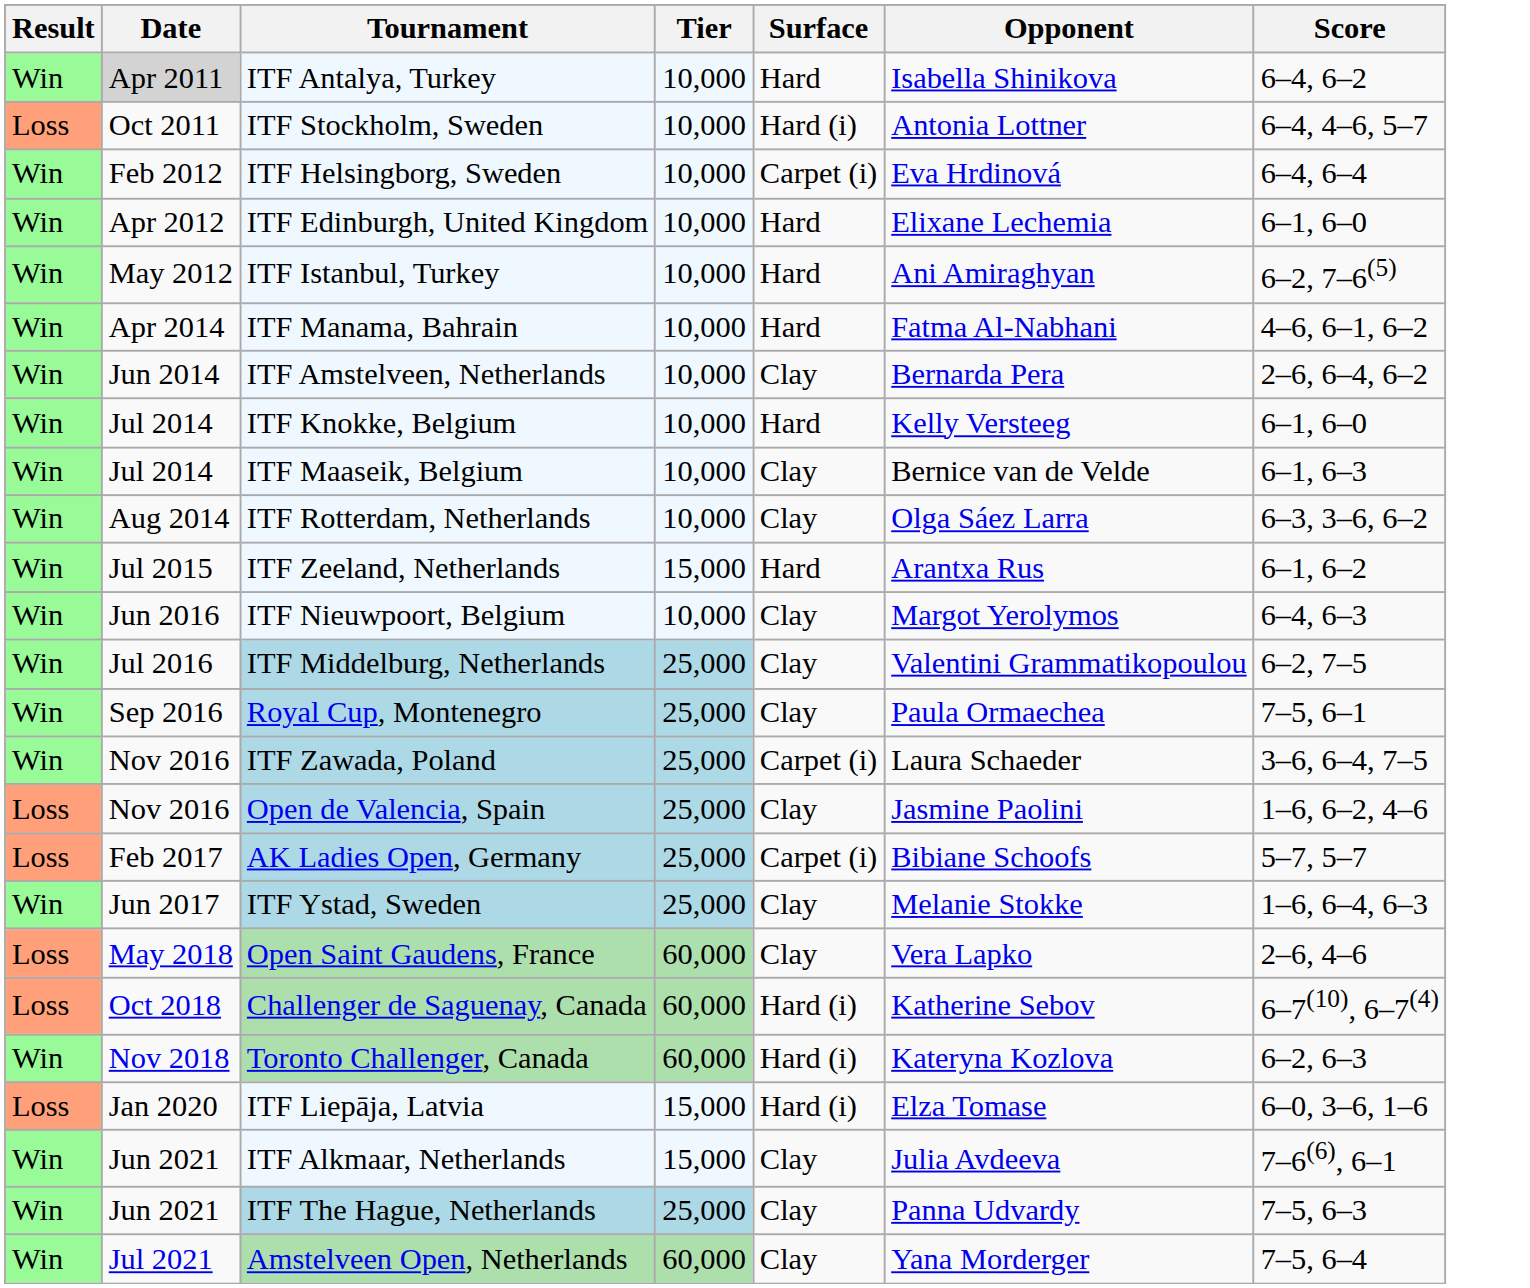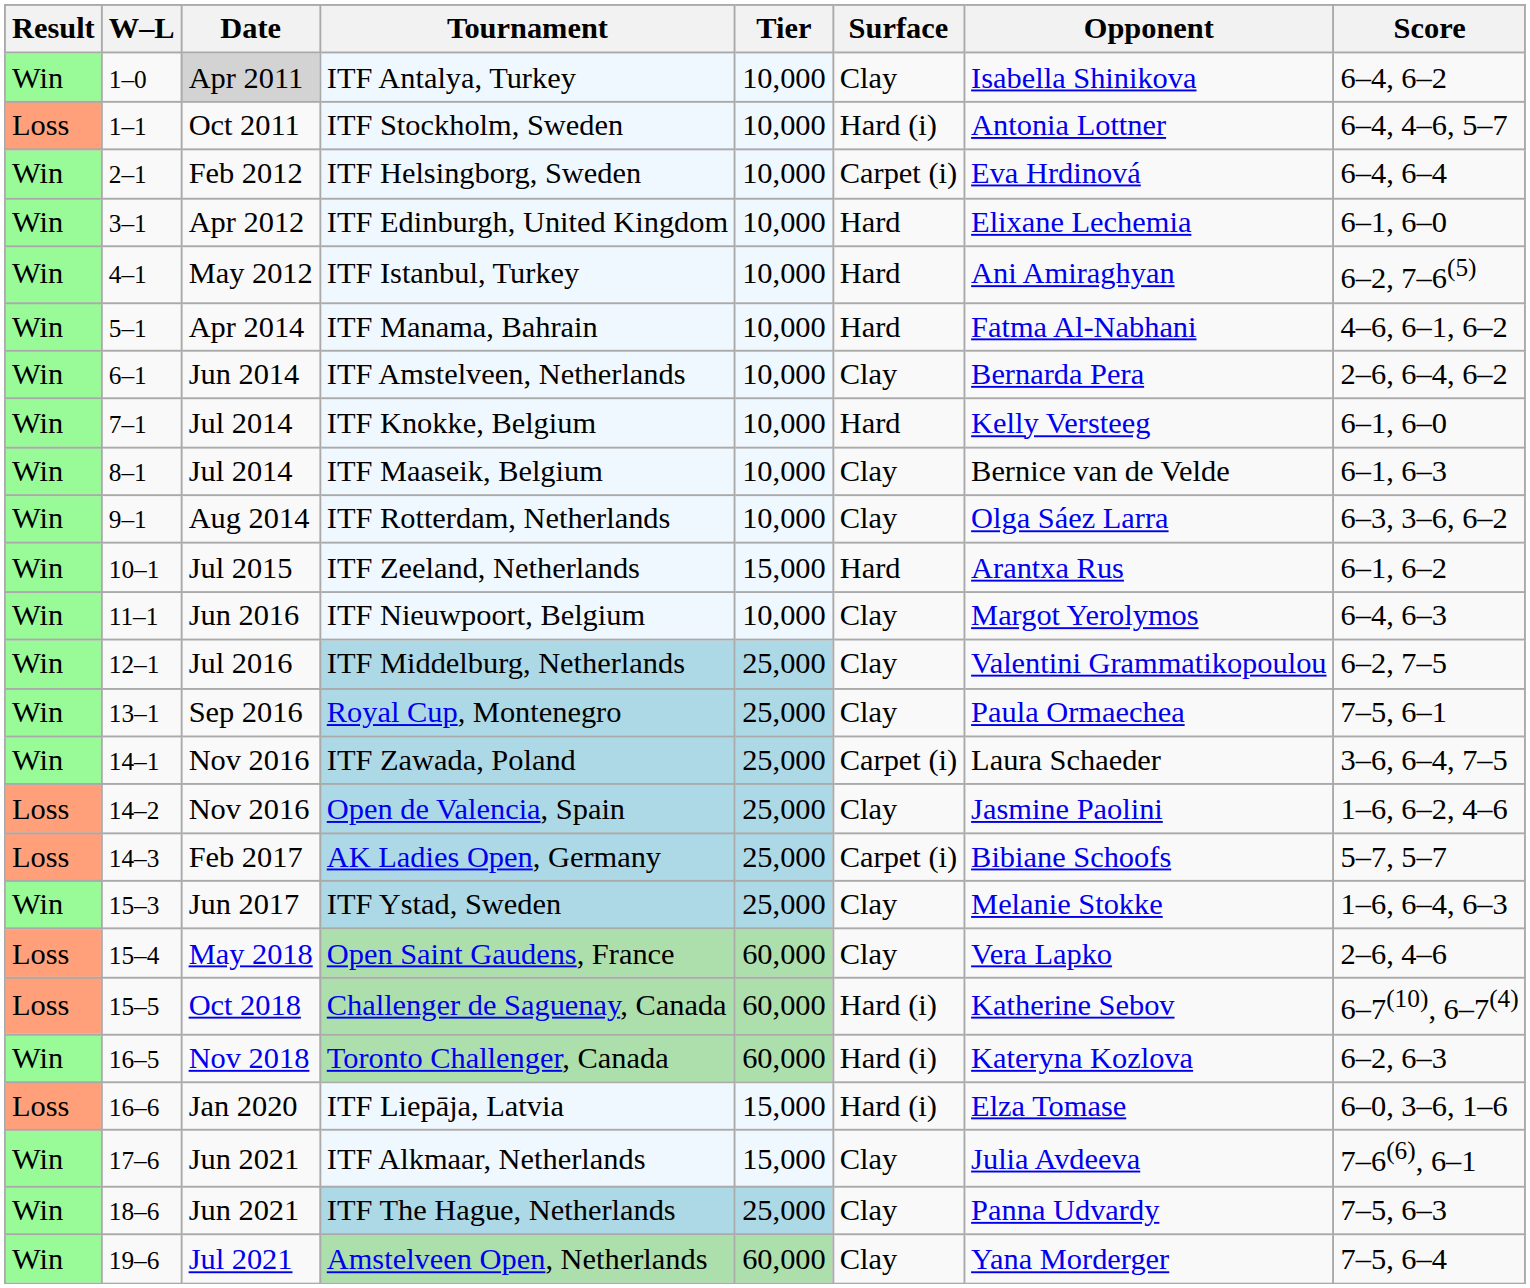+ column: (142, 28)
(790, 76) Hard -> (868, 76) Clay
